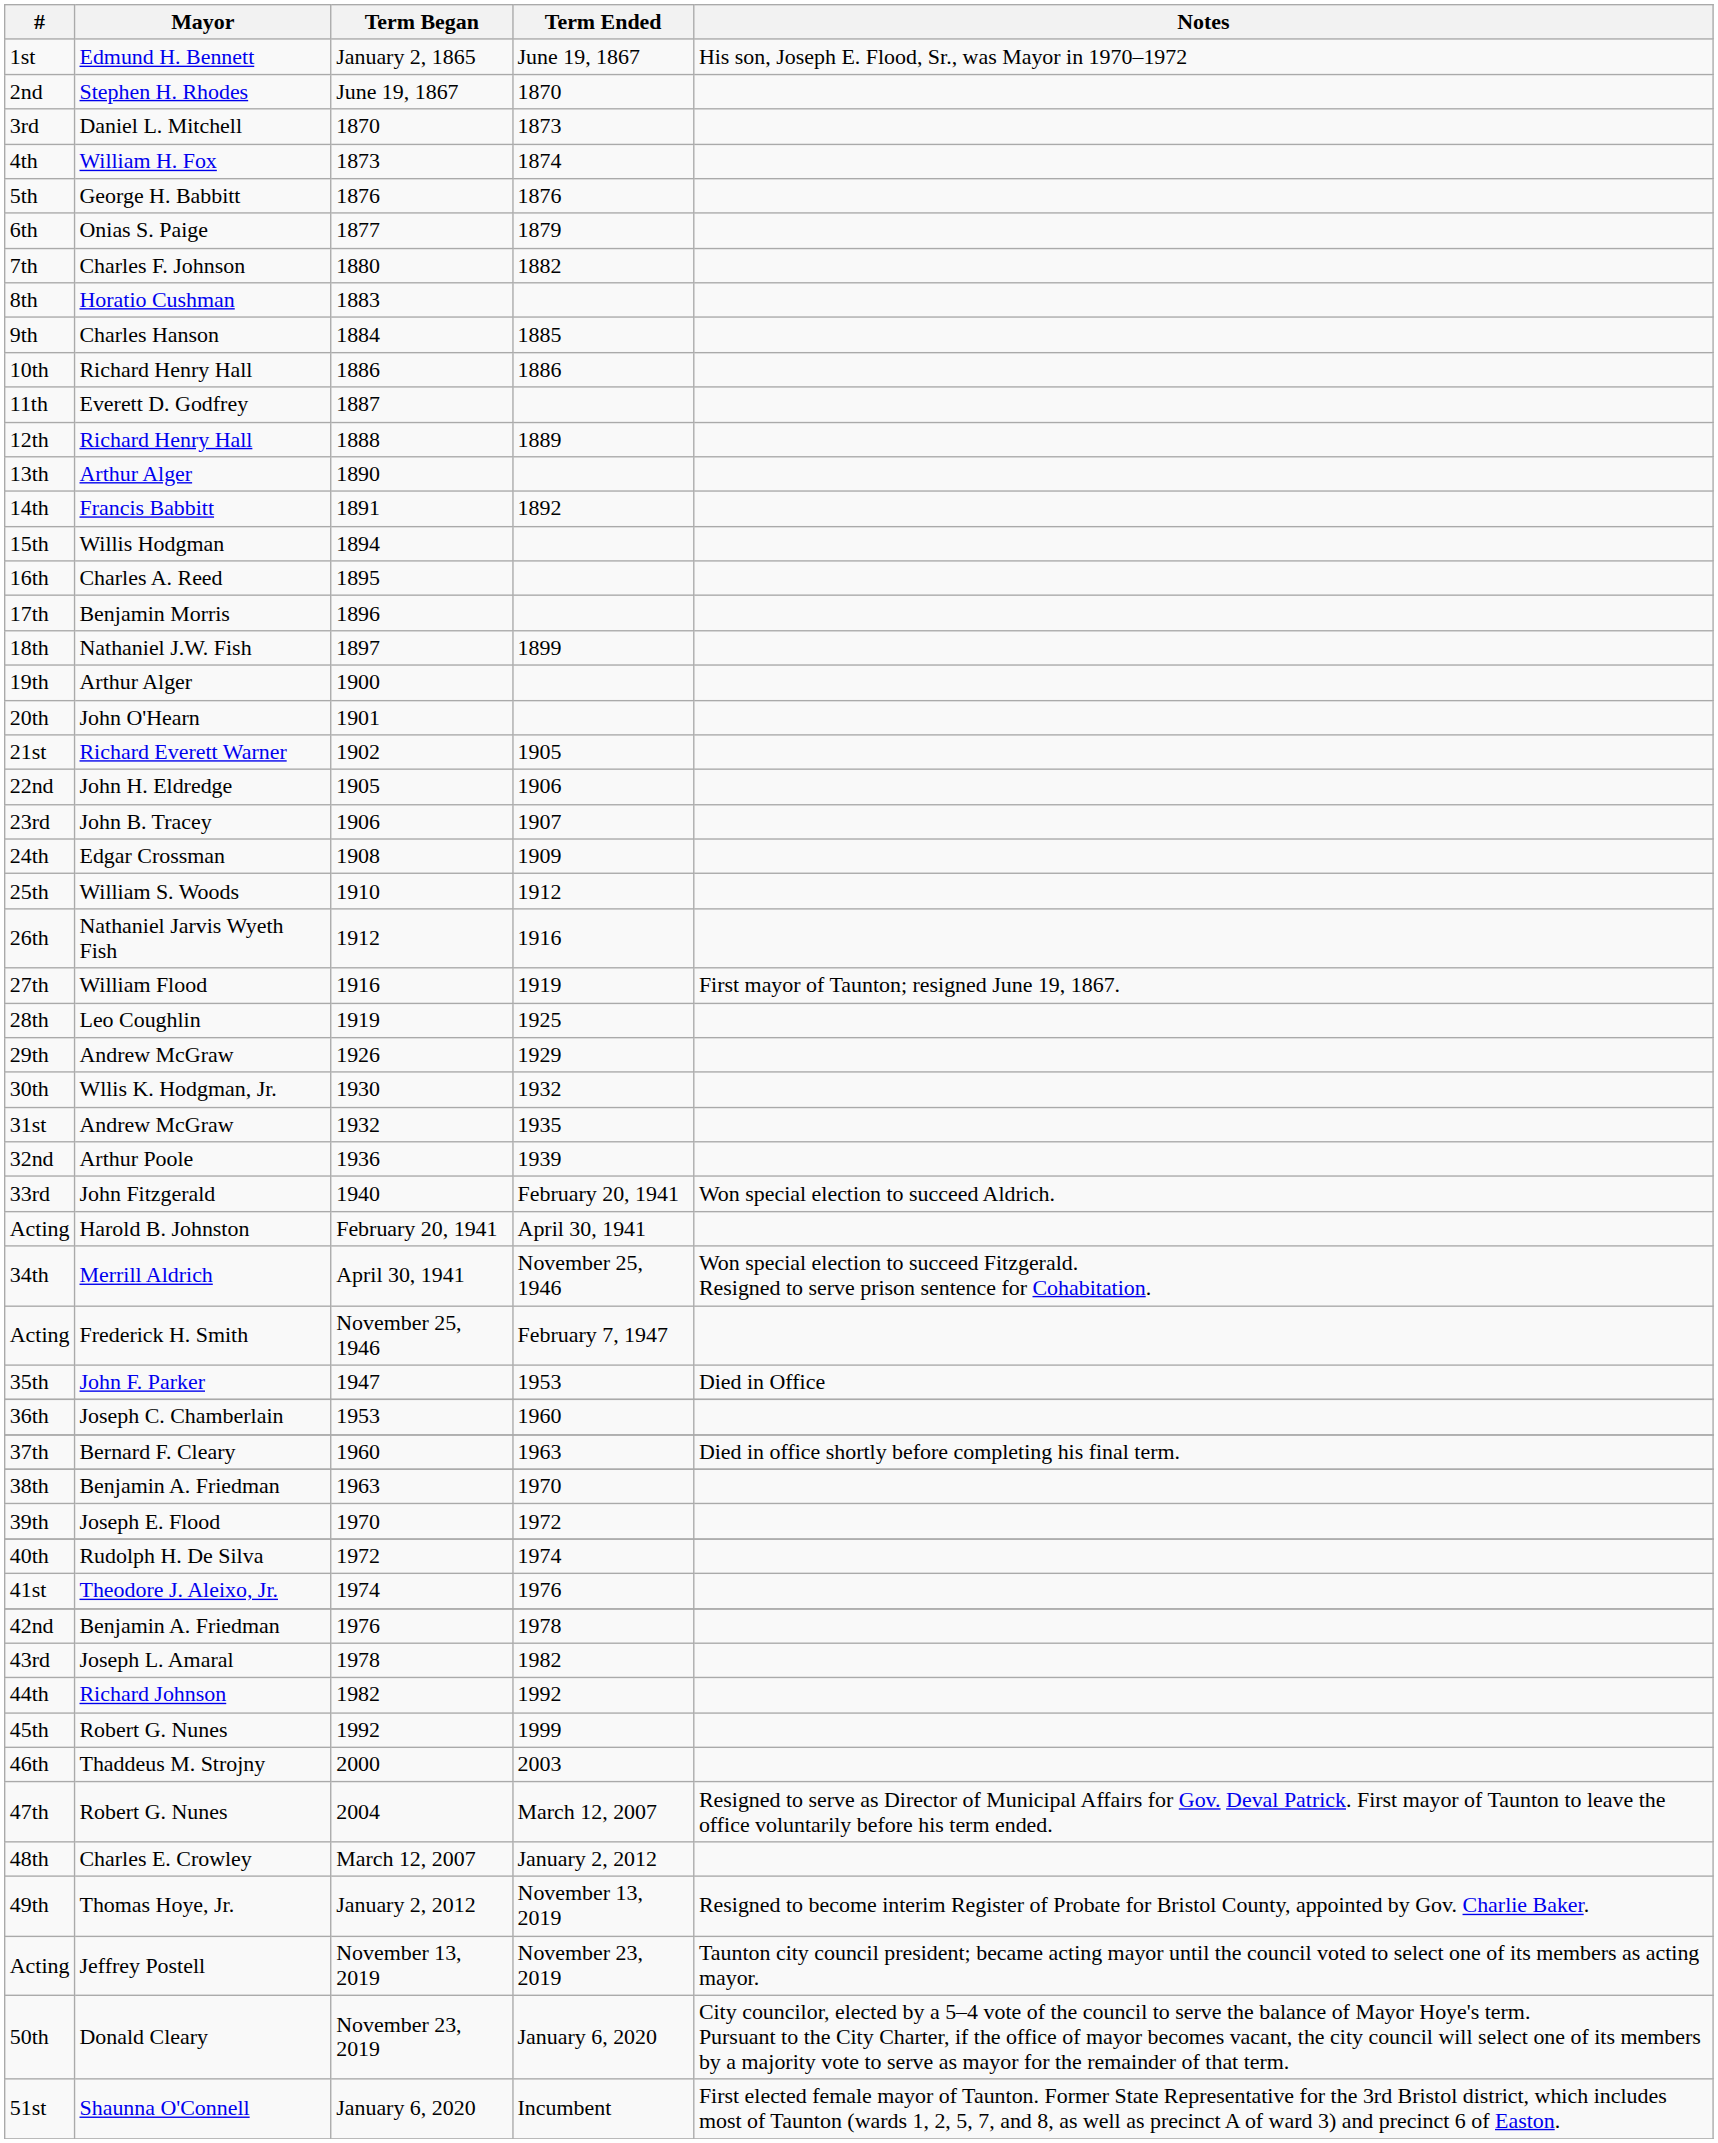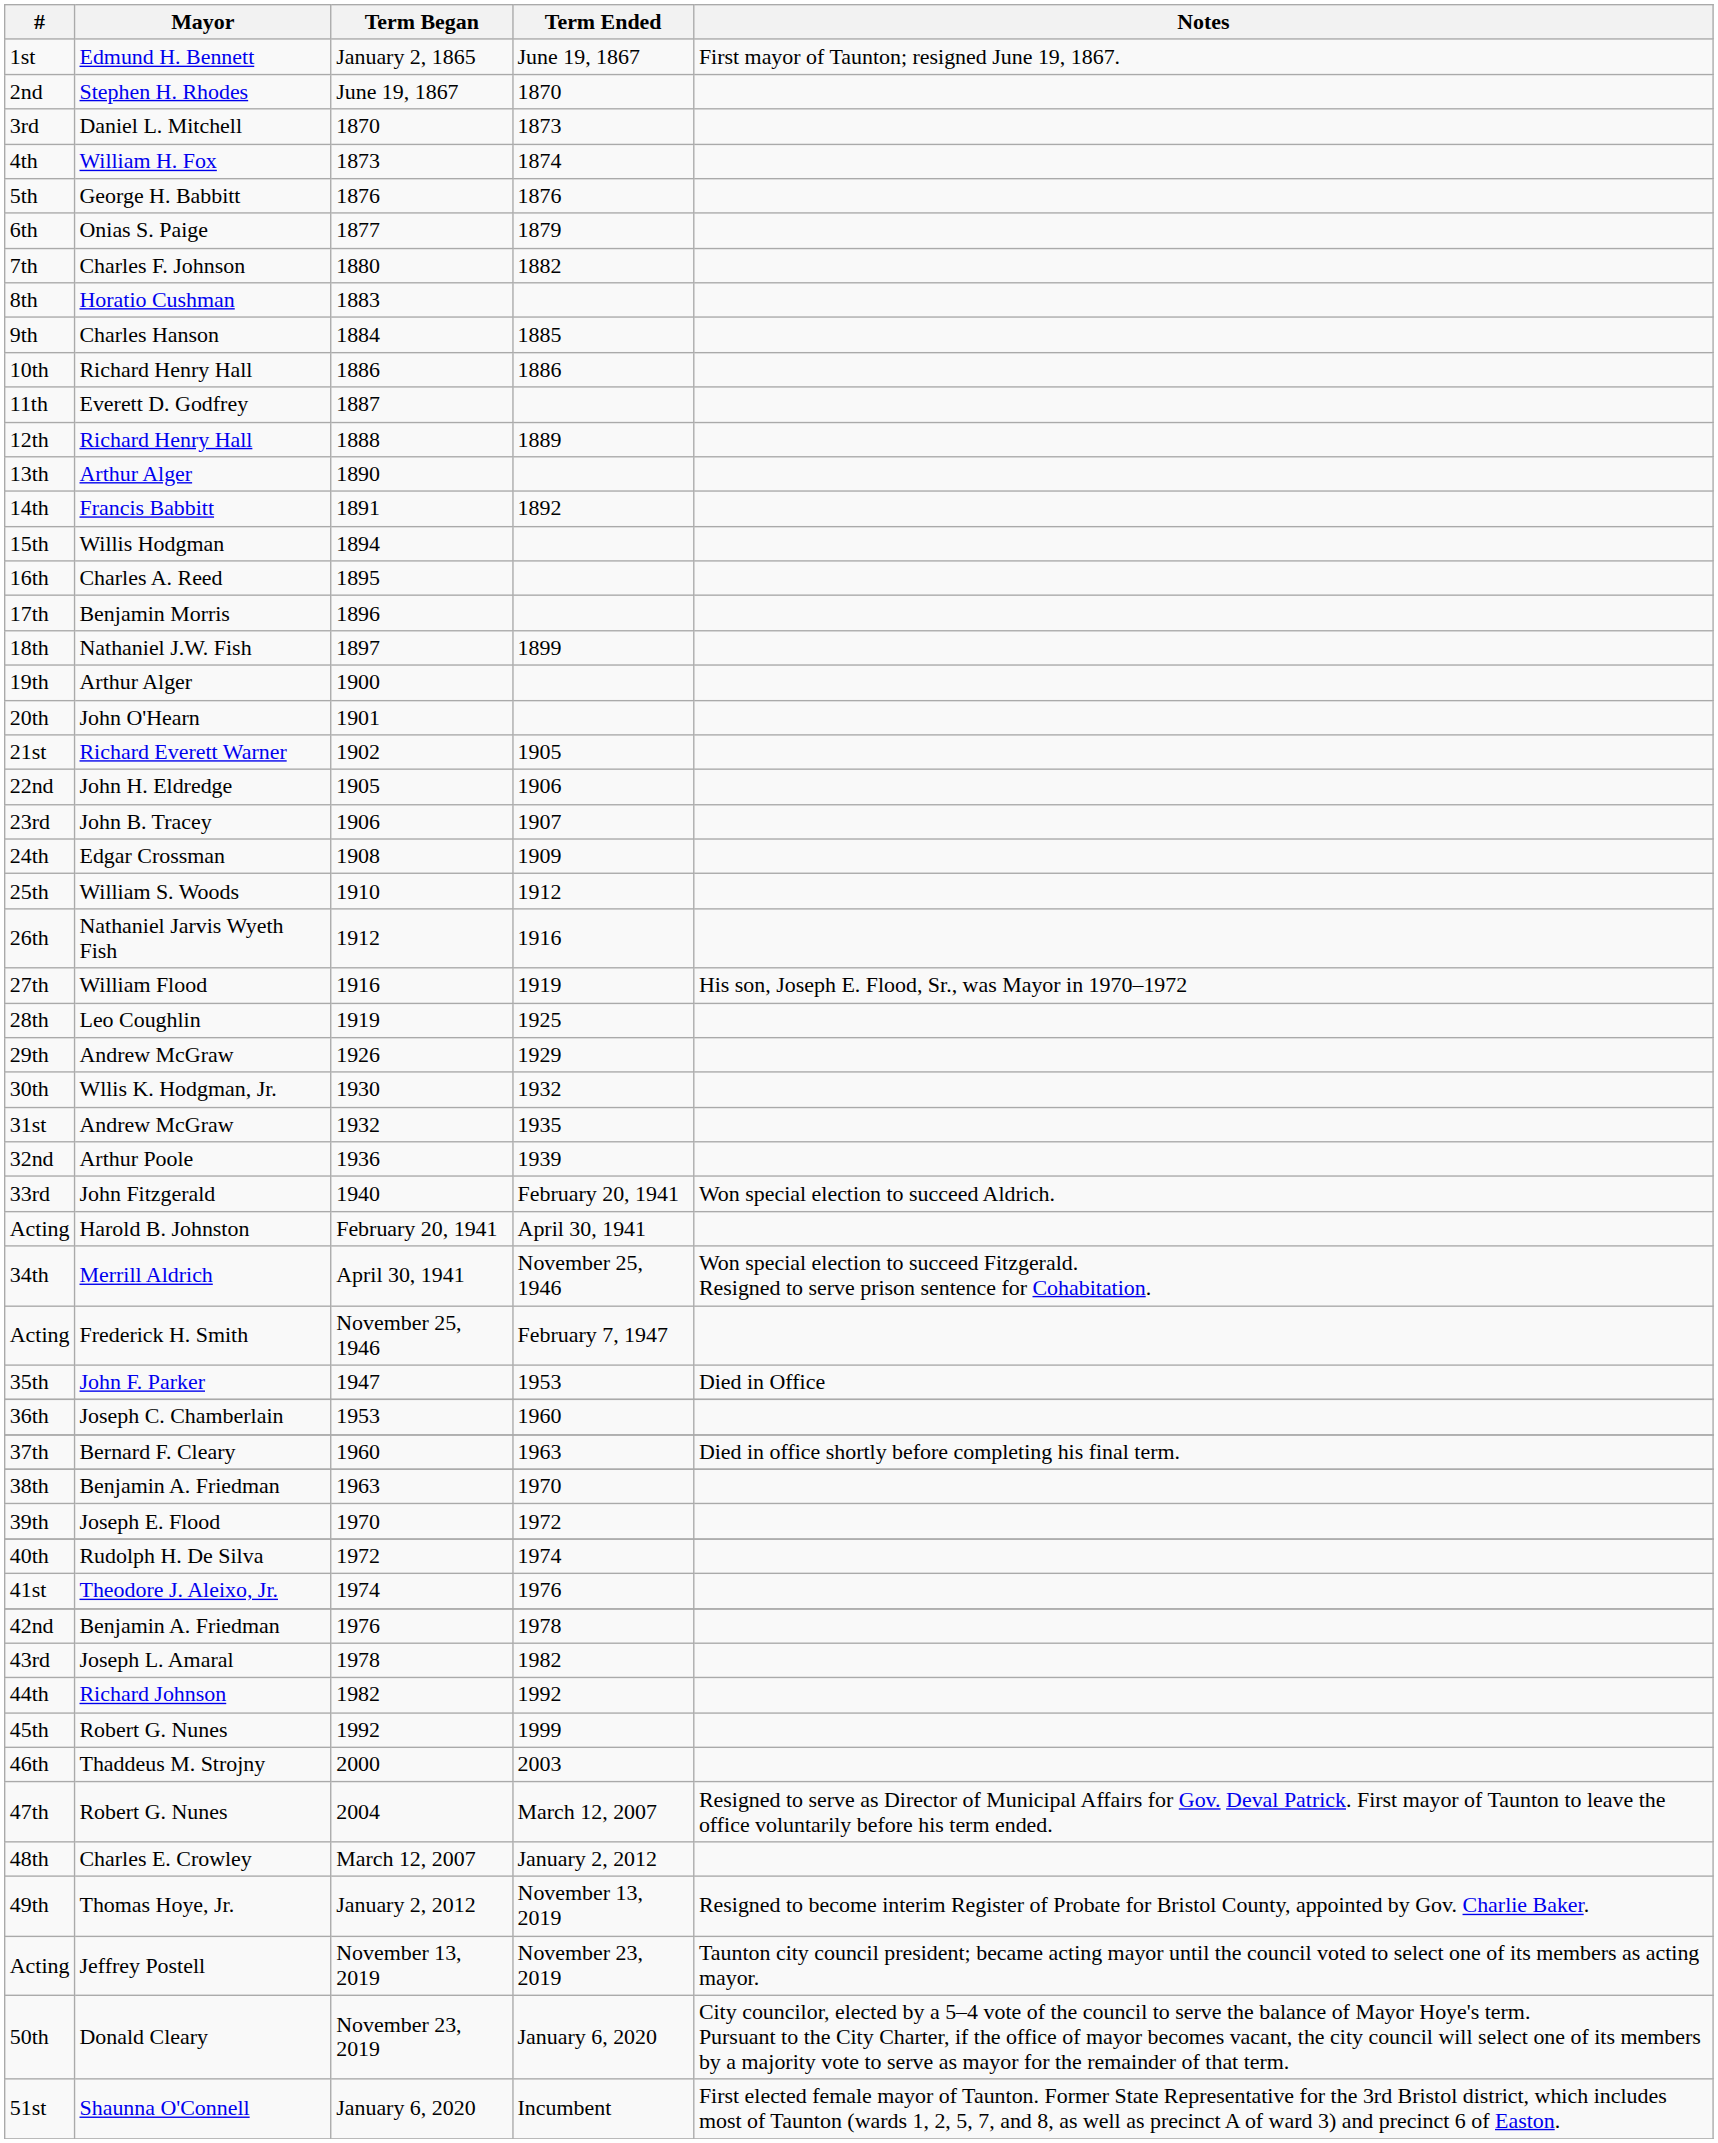(943, 56) His son, Joseph E. Flood, Sr., was Mayor in 1970–1972 -> (910, 56) First mayor of Taunton; resigned June 19, 1867.
(910, 985) First mayor of Taunton; resigned June 19, 1867. -> (943, 985) His son, Joseph E. Flood, Sr., was Mayor in 1970–1972
